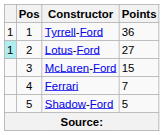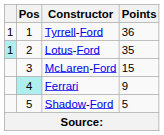(128, 50) 27 -> (128, 50) 35
(29, 86) no background -> (29, 86) paleturquoise background
(125, 86) 7 -> (125, 86) 9
